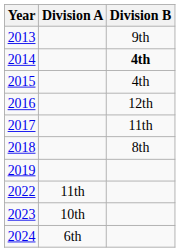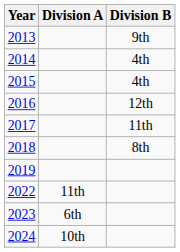(141, 59) bold -> (141, 59) normal
(73, 214) 10th -> (73, 214) 6th
(73, 236) 6th -> (73, 236) 10th
